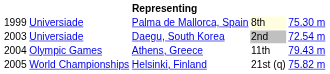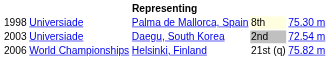(15, 22) 1999 -> (15, 22) 1998
- row: (167, 51)
(15, 65) 2005 -> (15, 51) 2006
